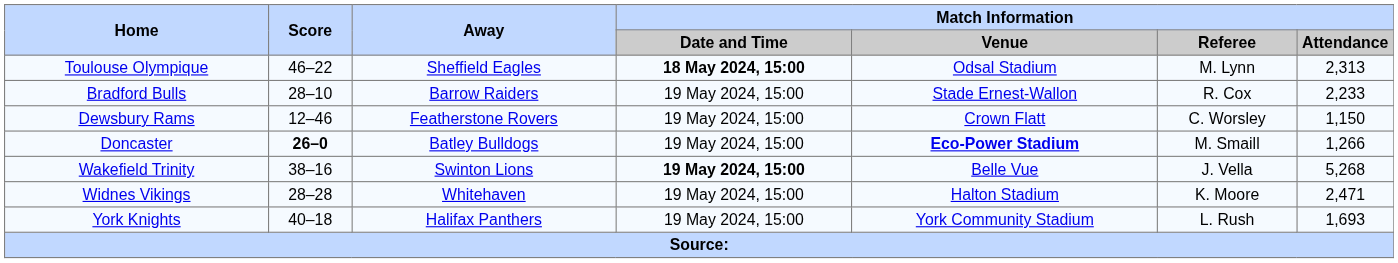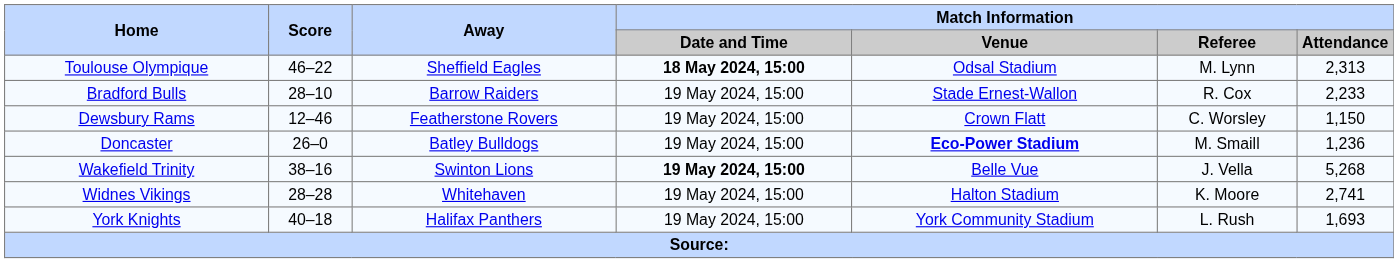(310, 144) bold -> (310, 144) normal
(1345, 144) 1,266 -> (1345, 144) 1,236
(1345, 194) 2,471 -> (1345, 194) 2,741
